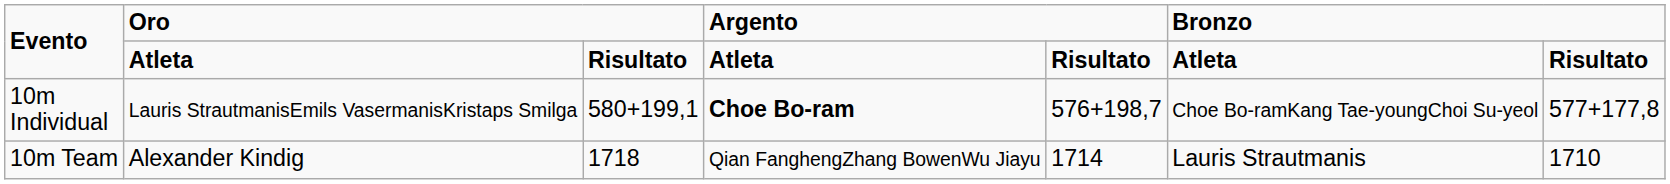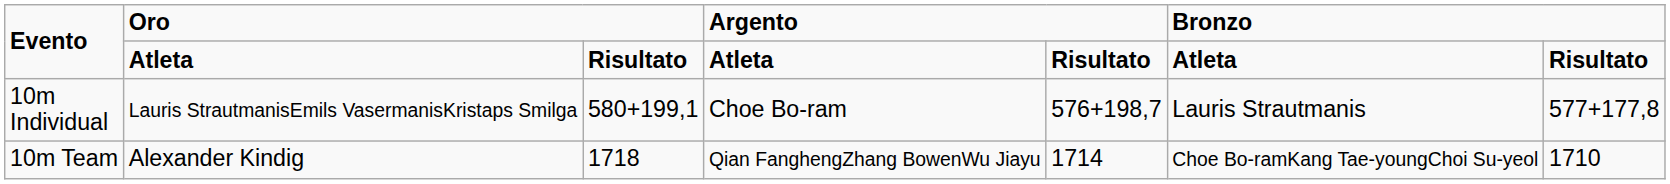(782, 109) bold -> (778, 109) normal
(1355, 110) Choe Bo-ramKang Tae-youngChoi Su-yeol -> (1269, 109) Lauris Strautmanis
(1269, 159) Lauris Strautmanis -> (1355, 160) Choe Bo-ramKang Tae-youngChoi Su-yeol
